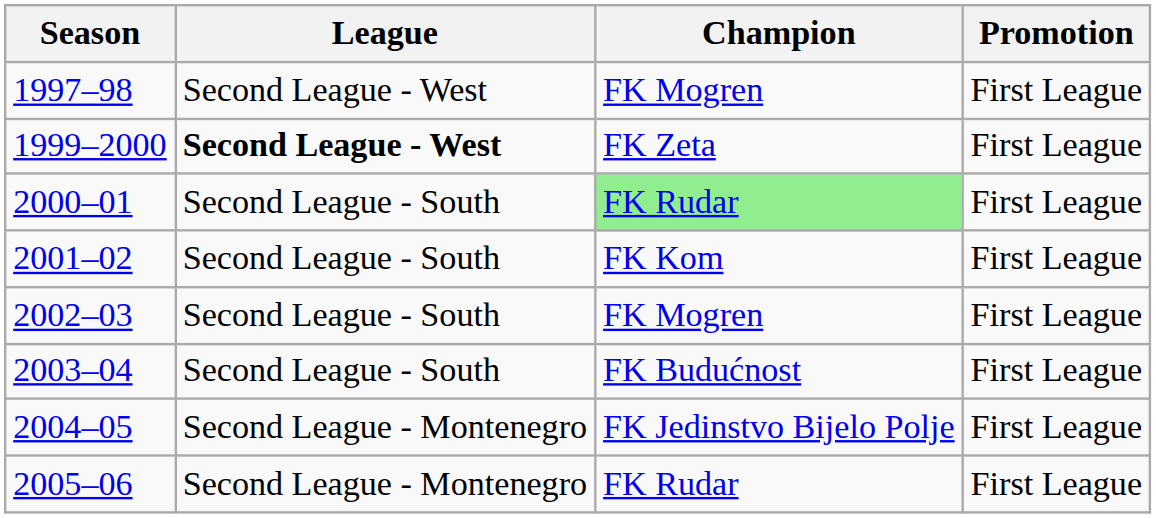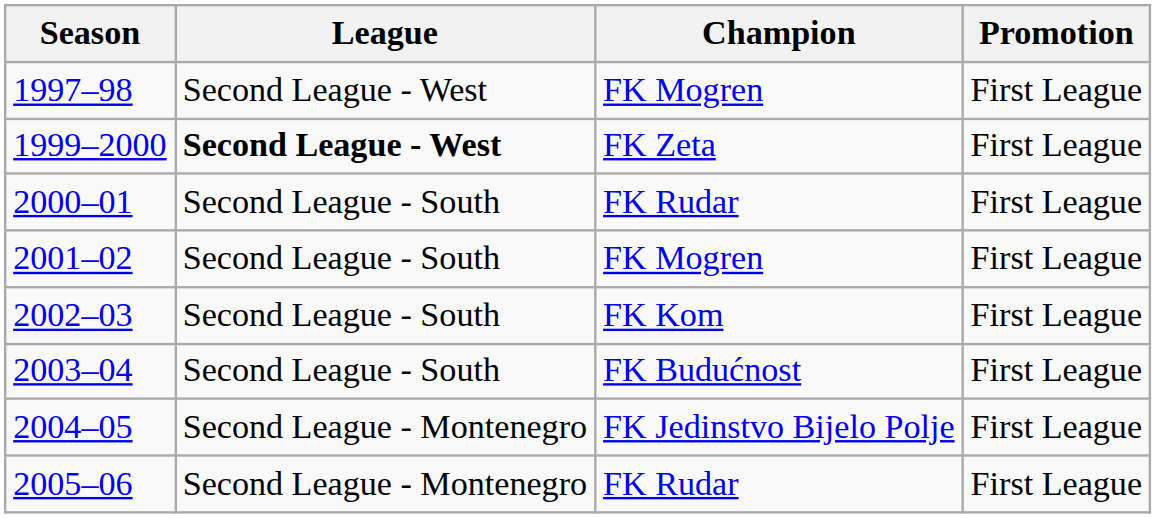(671, 201) lightgreen background -> (671, 201) no background
(663, 258) FK Kom -> (683, 258) FK Mogren
(683, 314) FK Mogren -> (663, 314) FK Kom
